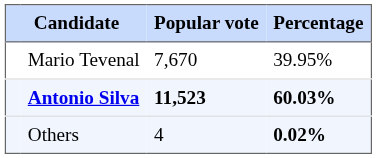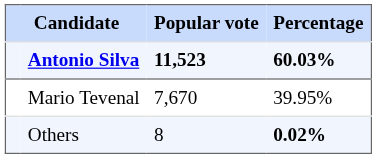rows swapped: (84, 97) <-> (84, 60)
(159, 134) 4 -> (159, 134) 8
